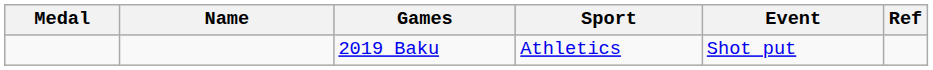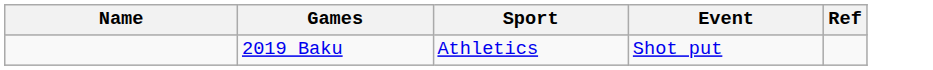- column: (62, 20)
